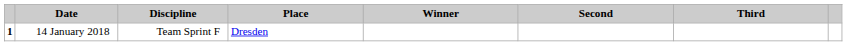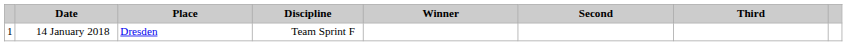columns swapped: (296, 13) <-> (173, 13)
(10, 31) bold -> (10, 31) normal
